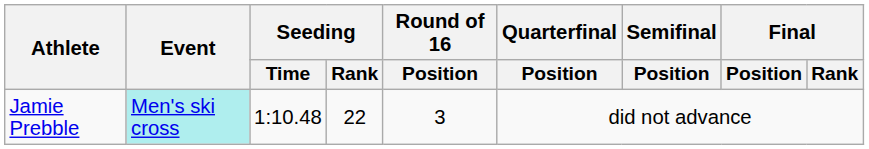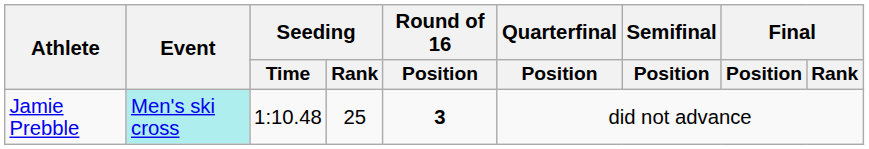(355, 117) 22 -> (355, 117) 25
(440, 117) normal -> (440, 117) bold
